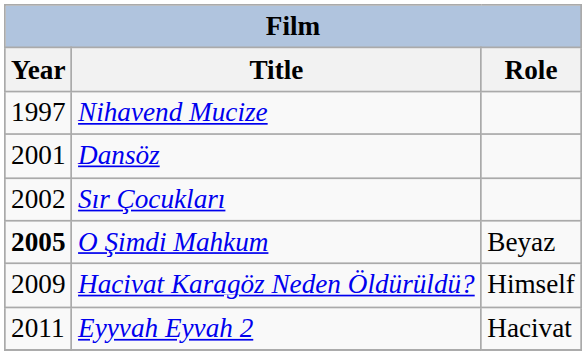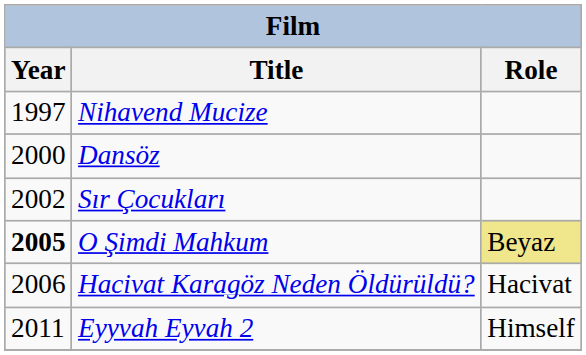(38, 155) 2001 -> (38, 155) 2000
(521, 241) no background -> (521, 241) khaki background
(38, 284) 2009 -> (38, 284) 2006
(531, 284) Himself -> (530, 284) Hacivat
(530, 328) Hacivat -> (531, 328) Himself
